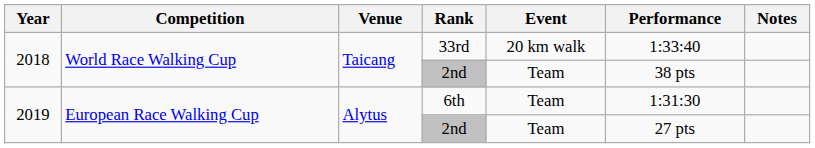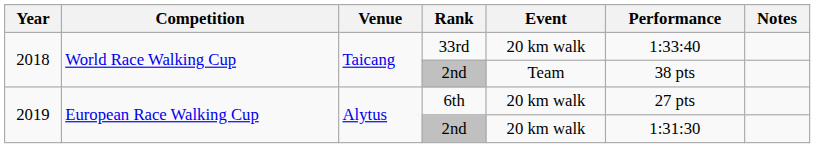(546, 101) Team -> (546, 101) 20 km walk
(675, 101) 1:31:30 -> (675, 101) 27 pts
(546, 128) Team -> (546, 128) 20 km walk
(675, 128) 27 pts -> (675, 128) 1:31:30
